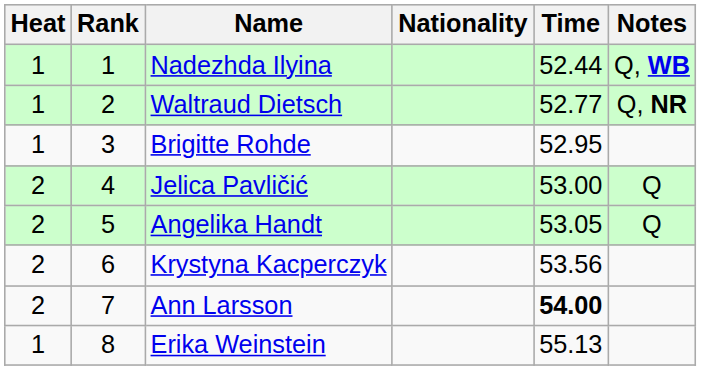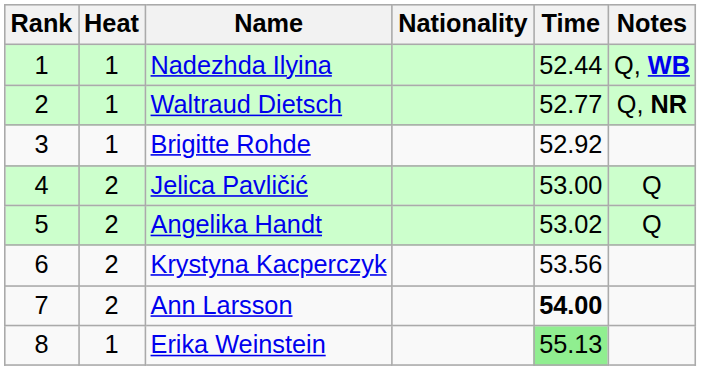columns swapped: (108, 24) <-> (38, 24)
(571, 144) 52.95 -> (571, 144) 52.92
(571, 225) 53.05 -> (571, 225) 53.02
(571, 345) no background -> (571, 345) lightgreen background
